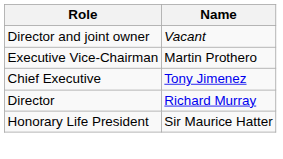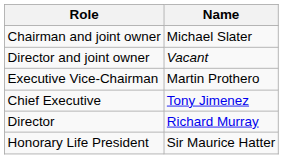+ row: (84, 36)
